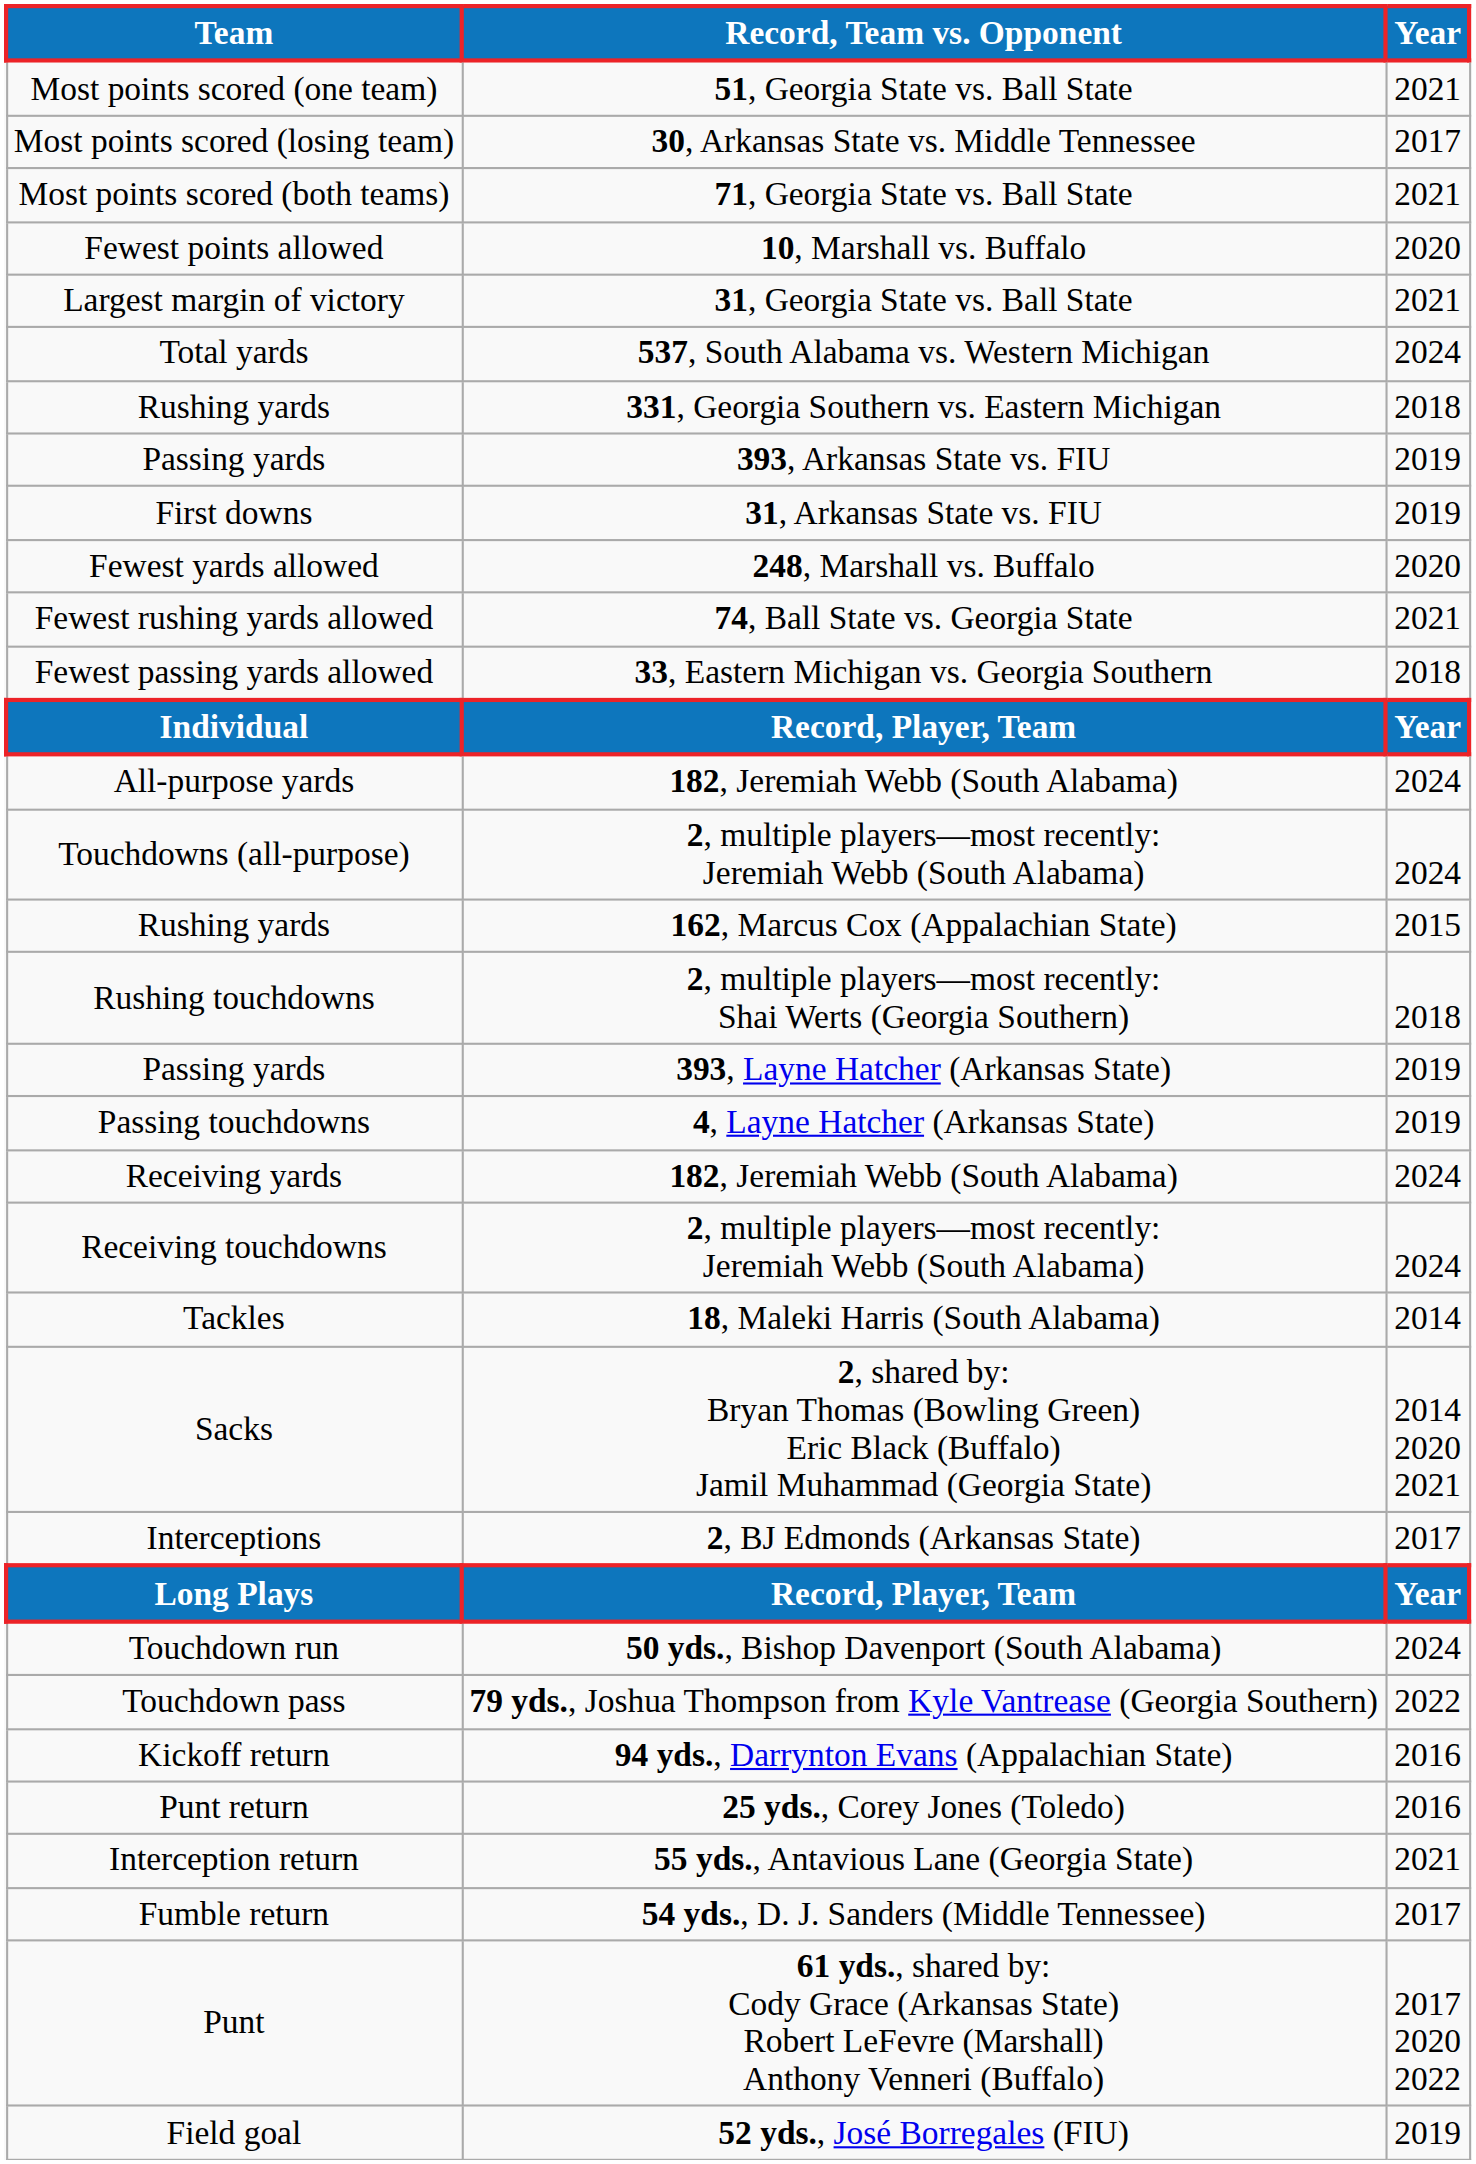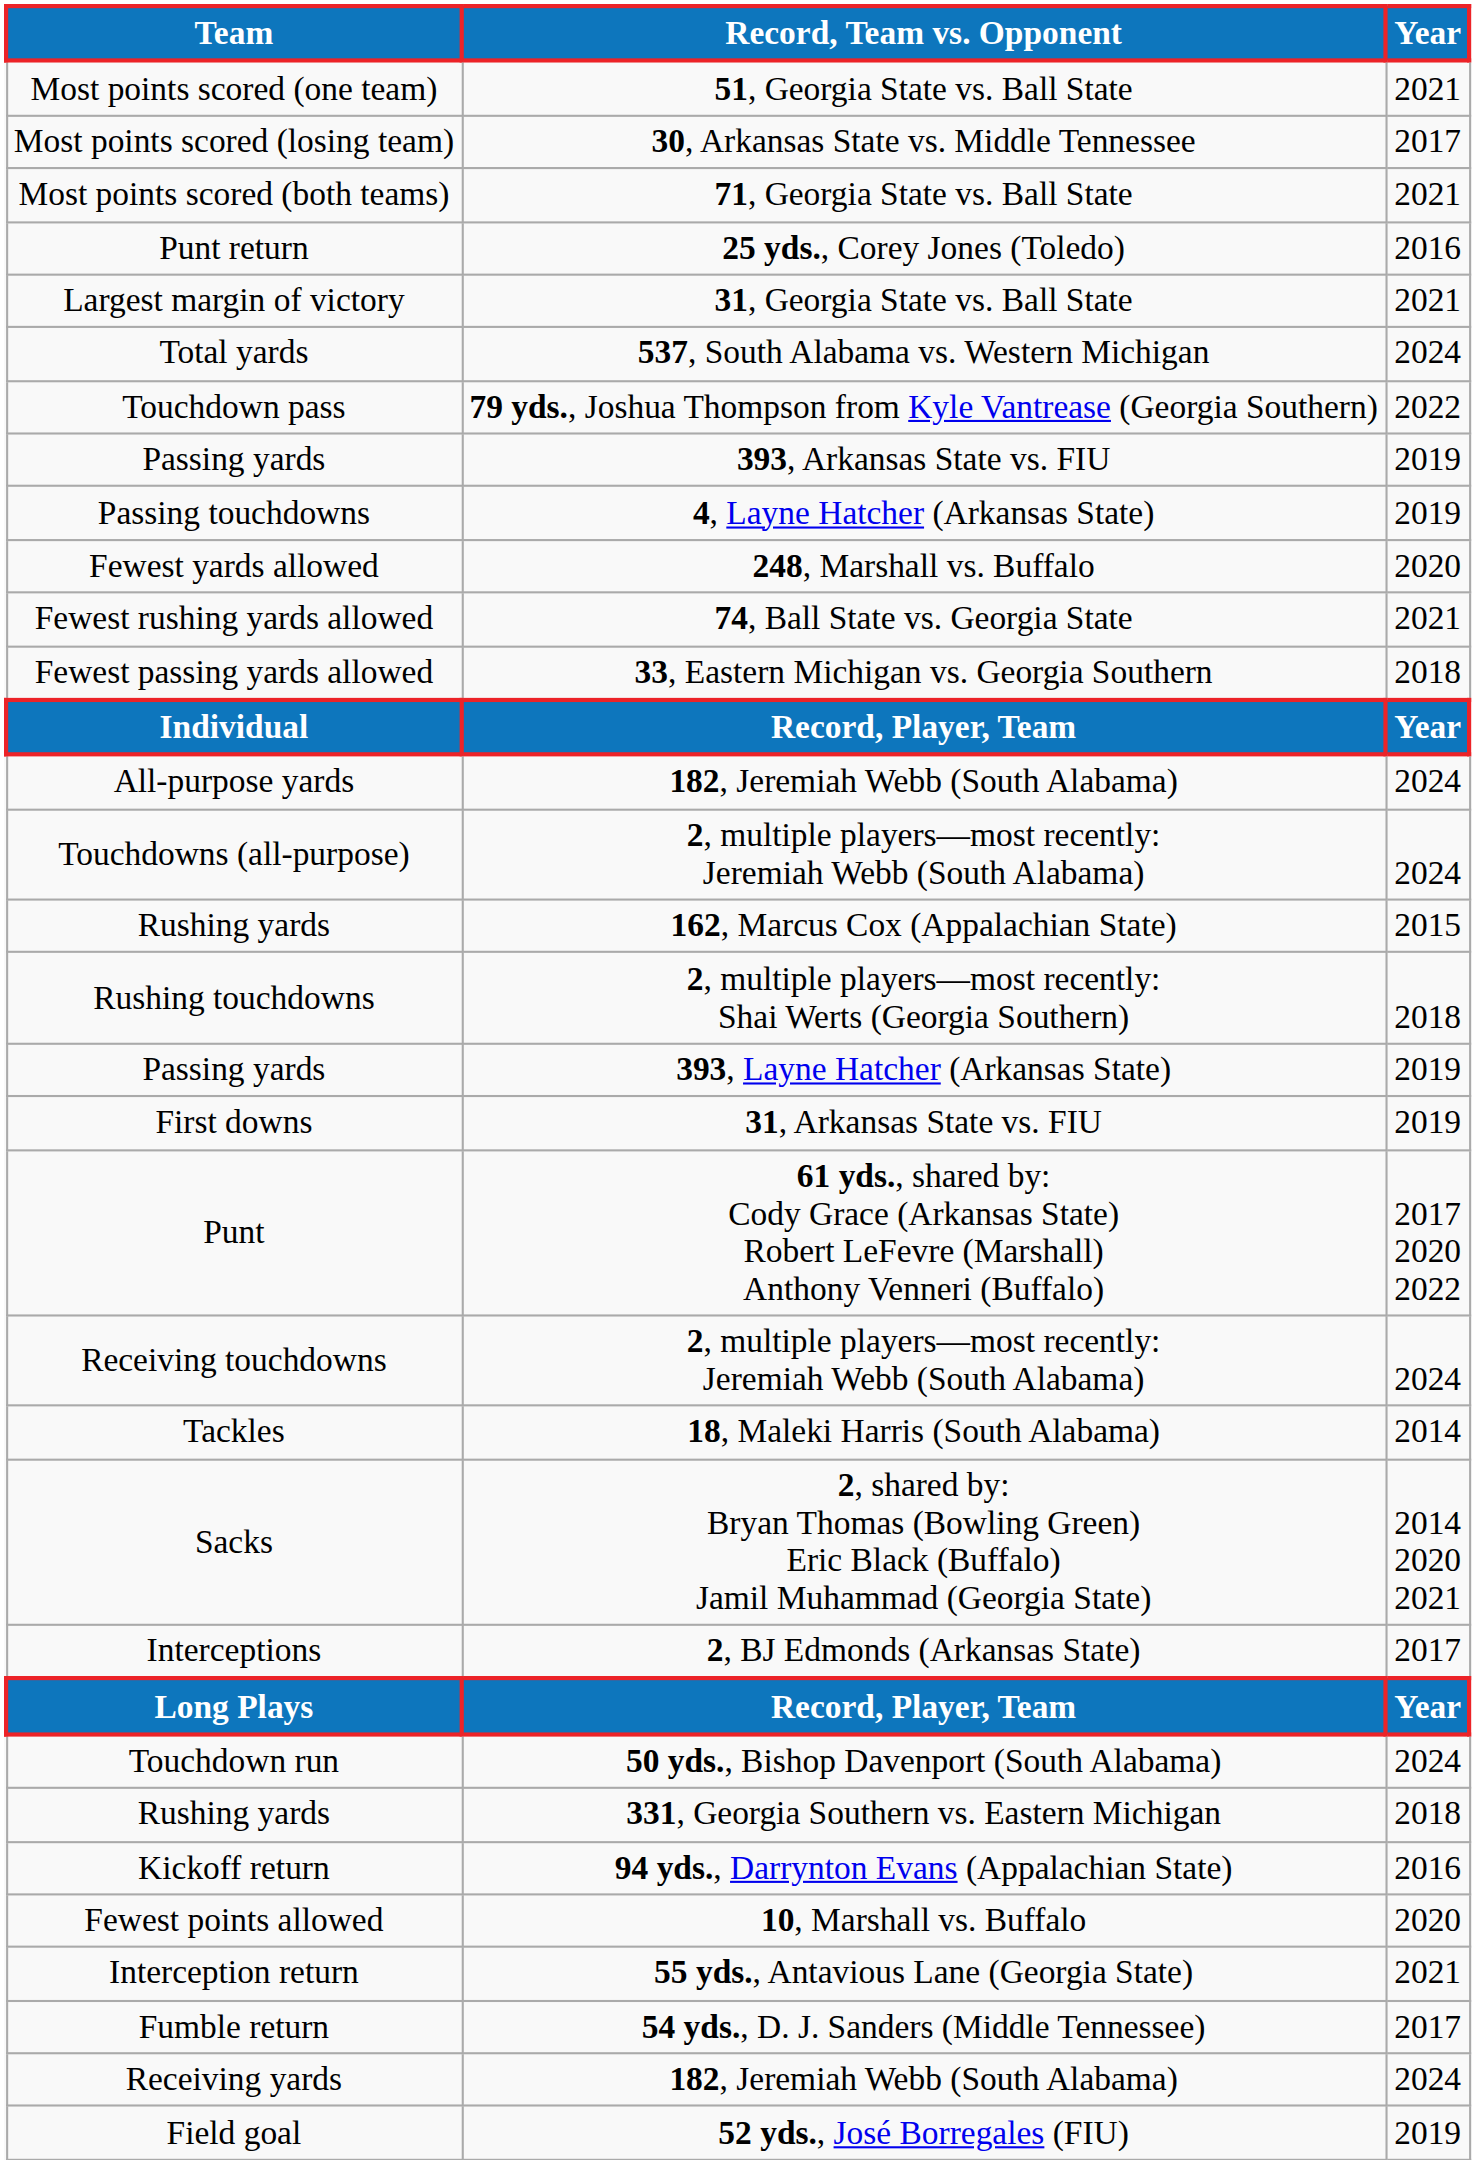rows swapped: (234, 247) <-> (234, 1807)
rows swapped: (234, 406) <-> (234, 1701)
rows swapped: (234, 512) <-> (234, 1122)
rows swapped: (234, 1175) <-> (234, 2022)
